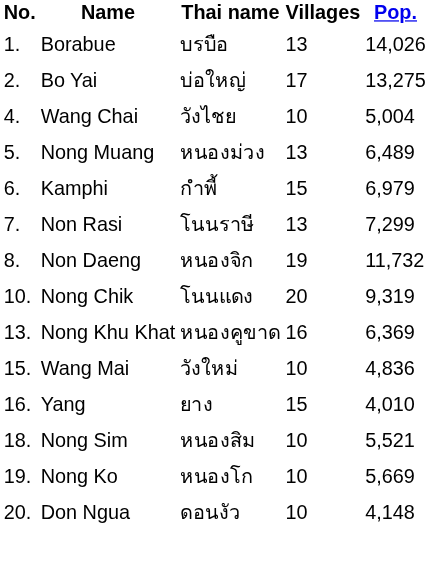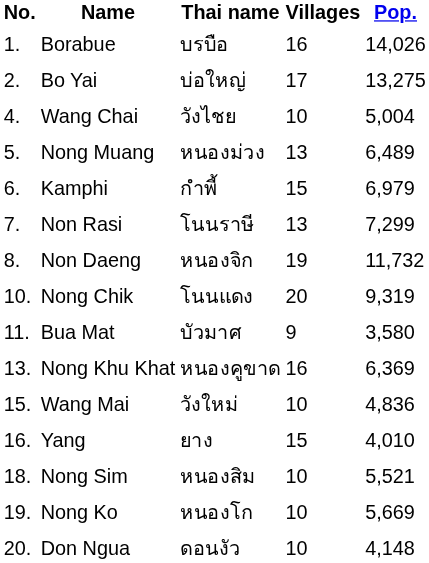(297, 44) 13 -> (297, 44) 16
+ row: (78, 332)
